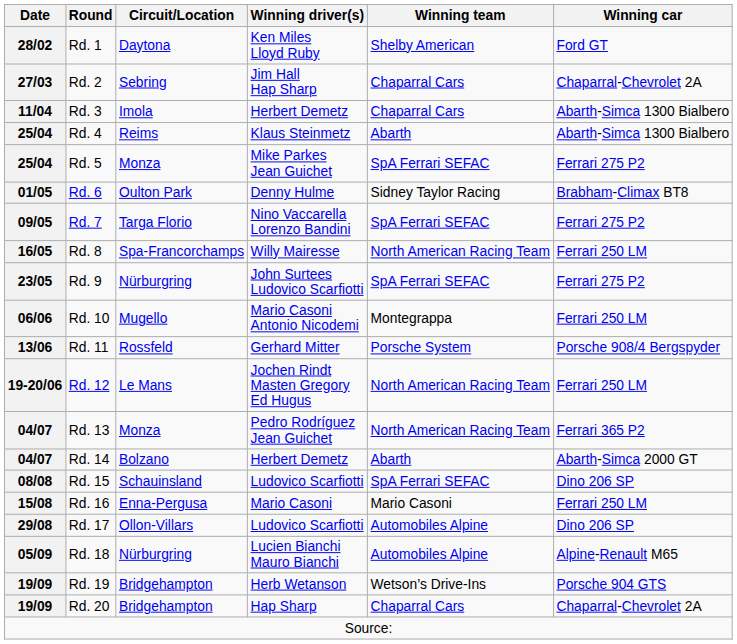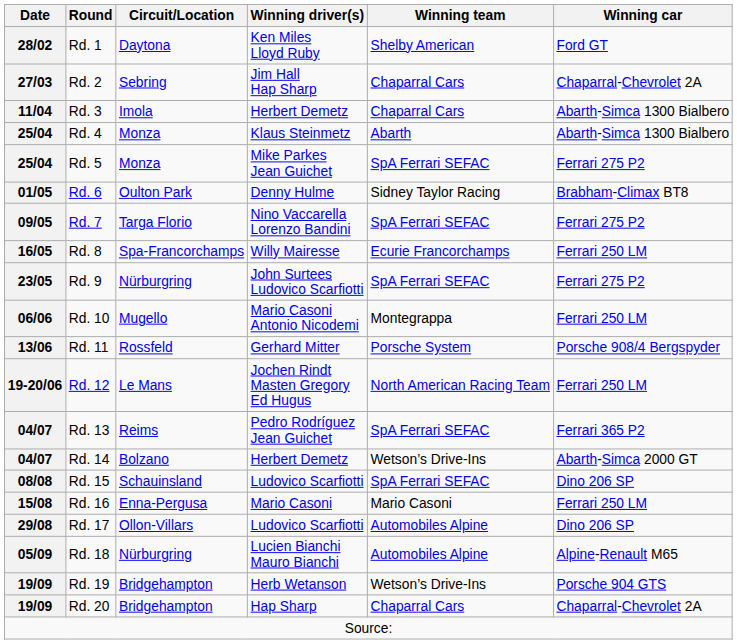(139, 134) Reims -> (140, 134) Monza
(460, 252) North American Racing Team -> (440, 252) Ecurie Francorchamps
(140, 430) Monza -> (139, 430) Reims
(460, 430) North American Racing Team -> (430, 430) SpA Ferrari SEFAC
(391, 460) Abarth -> (428, 460) Wetson’s Drive-Ins
